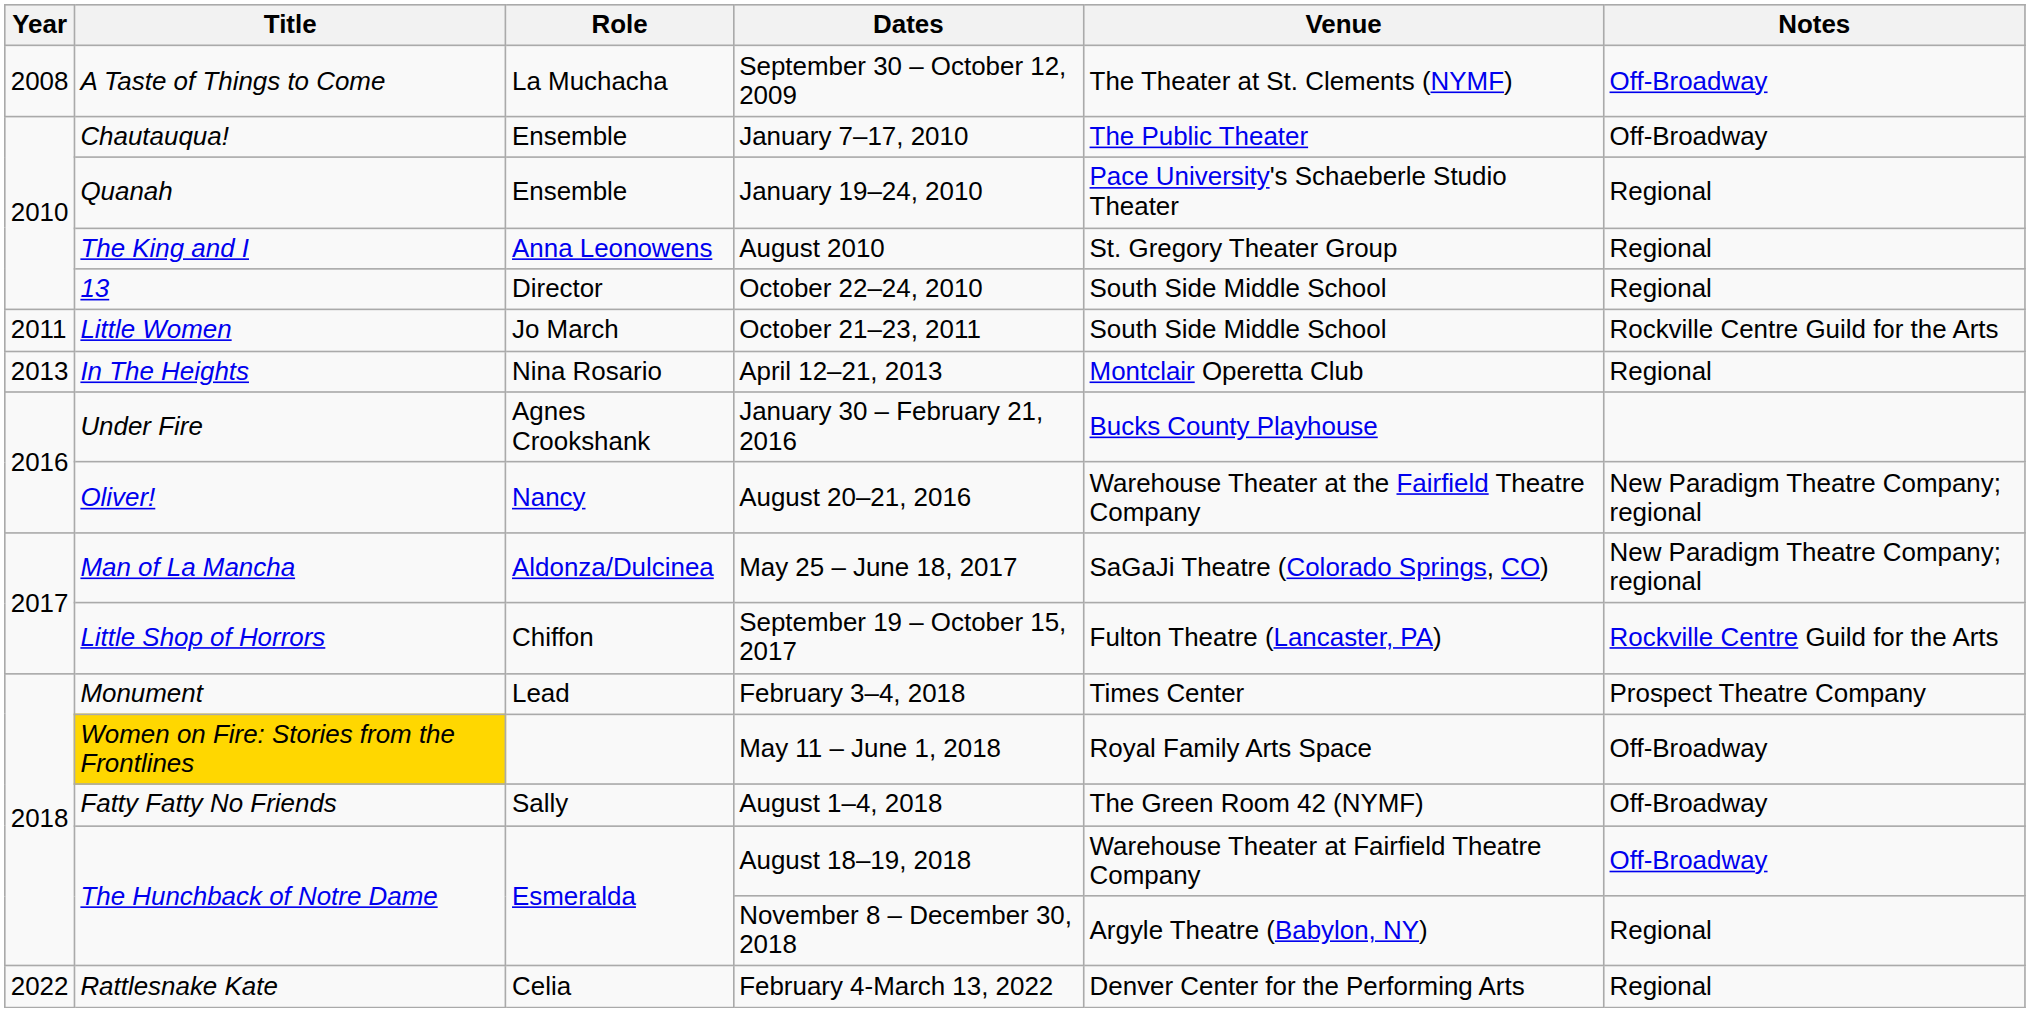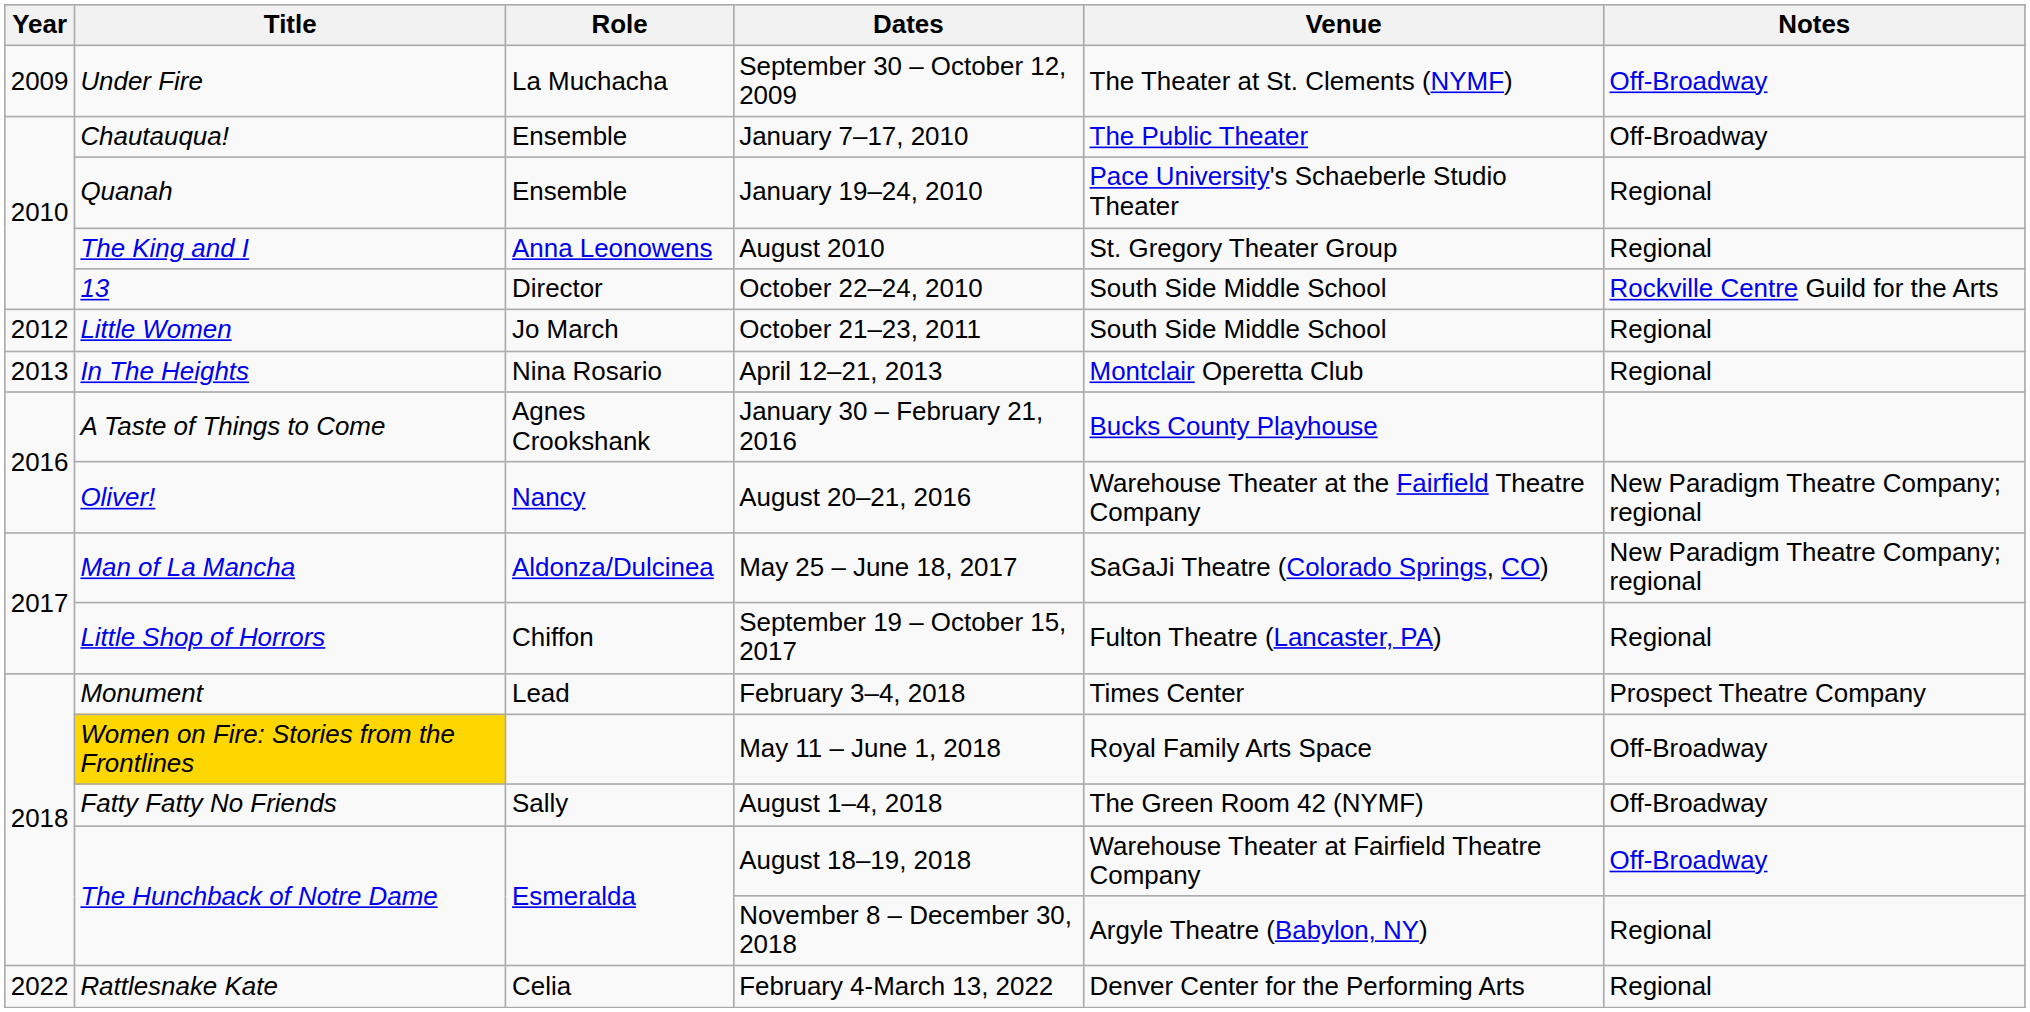(40, 80) 2008 -> (40, 80) 2009
(233, 80) A Taste of Things to Come -> (142, 80) Under Fire
(1661, 288) Regional -> (1804, 288) Rockville Centre Guild for the Arts
(39, 330) 2011 -> (40, 330) 2012
(1804, 330) Rockville Centre Guild for the Arts -> (1661, 330) Regional
(142, 426) Under Fire -> (233, 426) A Taste of Things to Come
(1804, 637) Rockville Centre Guild for the Arts -> (1661, 637) Regional
